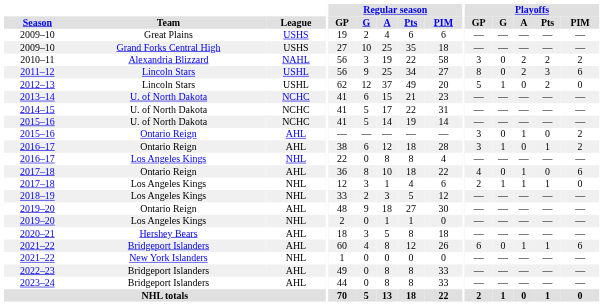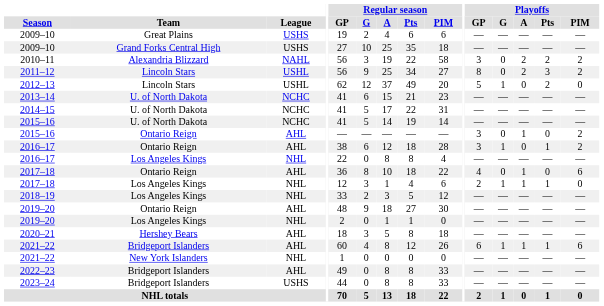(580, 72) 6 -> (580, 72) 2
(503, 245) 0 -> (503, 245) 1
(296, 283) AHL -> (296, 283) USHS
